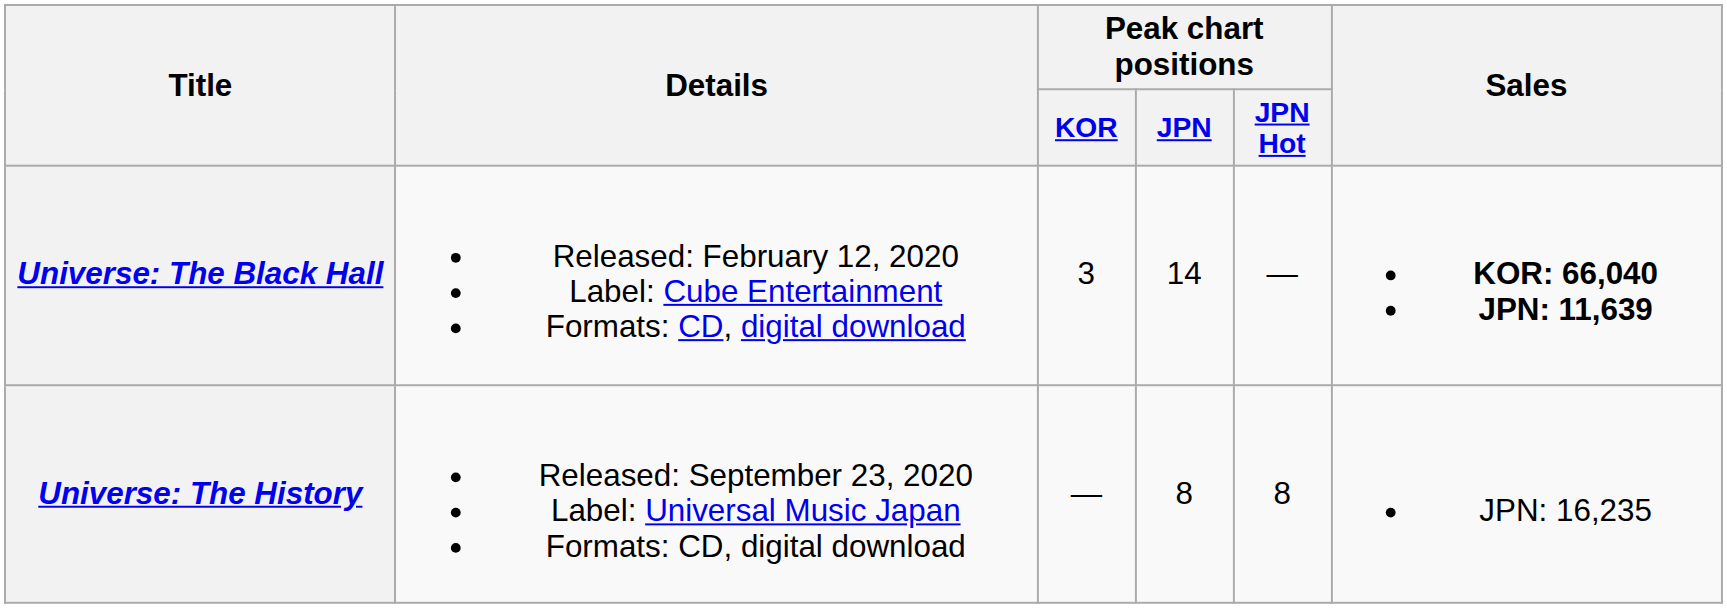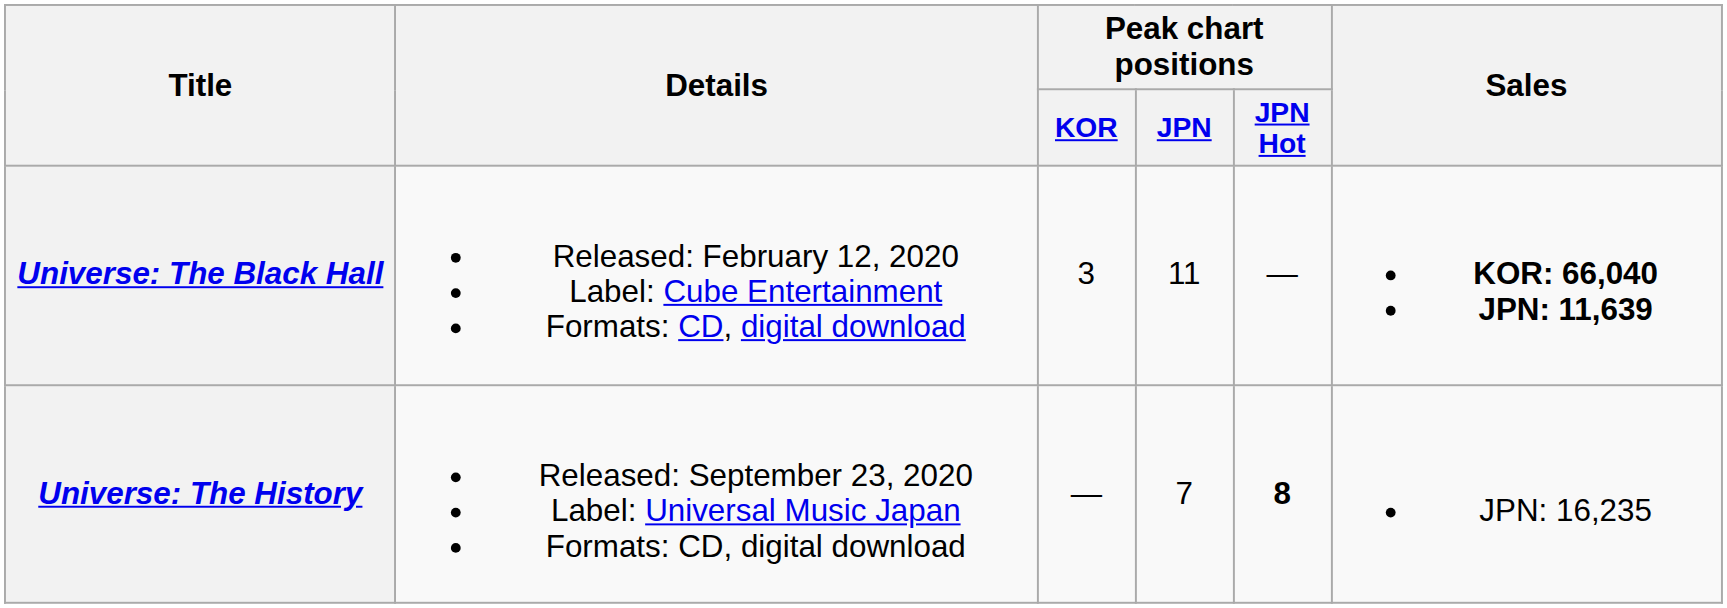(1184, 274) 14 -> (1184, 274) 11
(1184, 492) 8 -> (1184, 492) 7
(1282, 492) normal -> (1282, 492) bold
